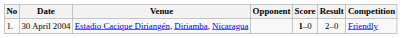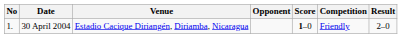columns swapped: (332, 11) <-> (372, 11)
